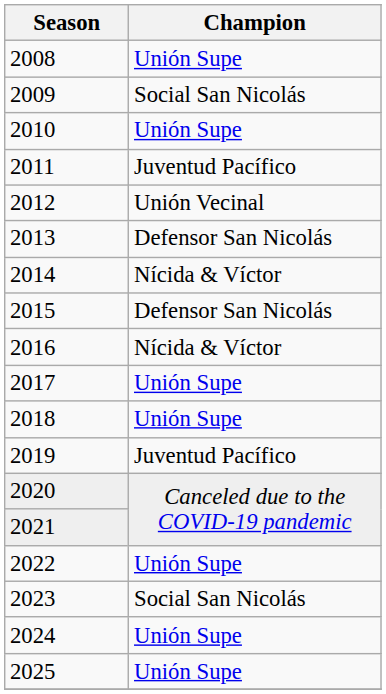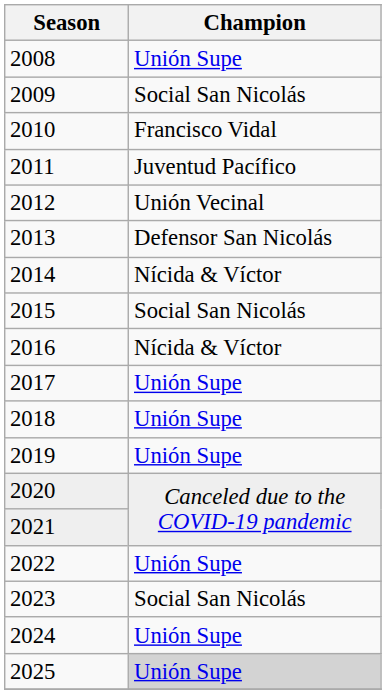(188, 130) Unión Supe -> (205, 130) Francisco Vidal
(233, 310) Defensor San Nicolás -> (220, 310) Social San Nicolás
(215, 454) Juventud Pacífico -> (188, 454) Unión Supe
(188, 671) no background -> (188, 671) lightgrey background
